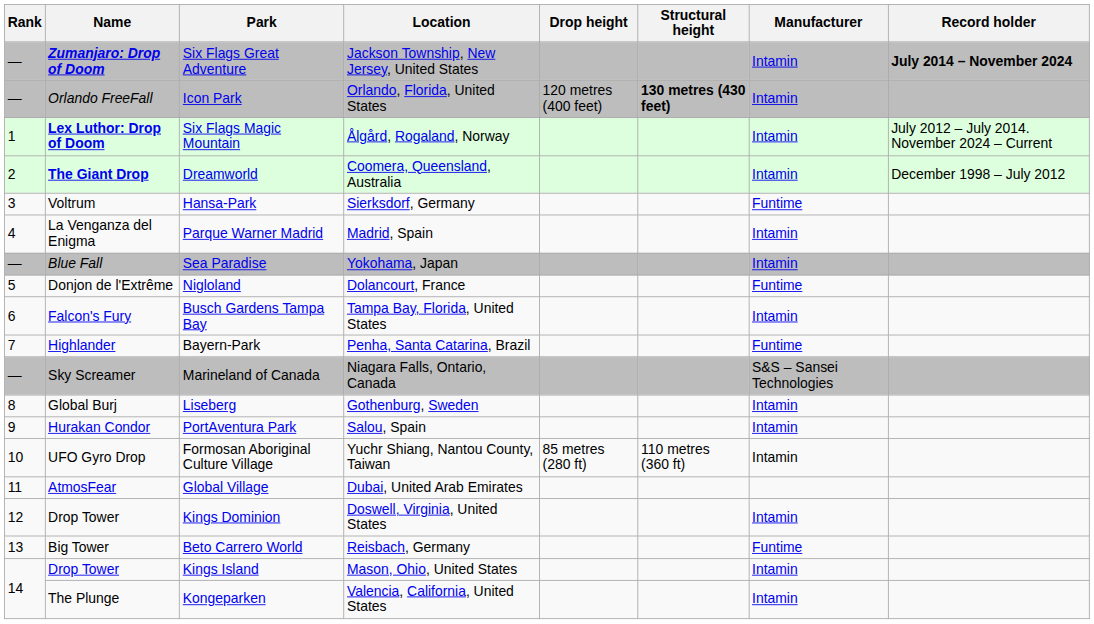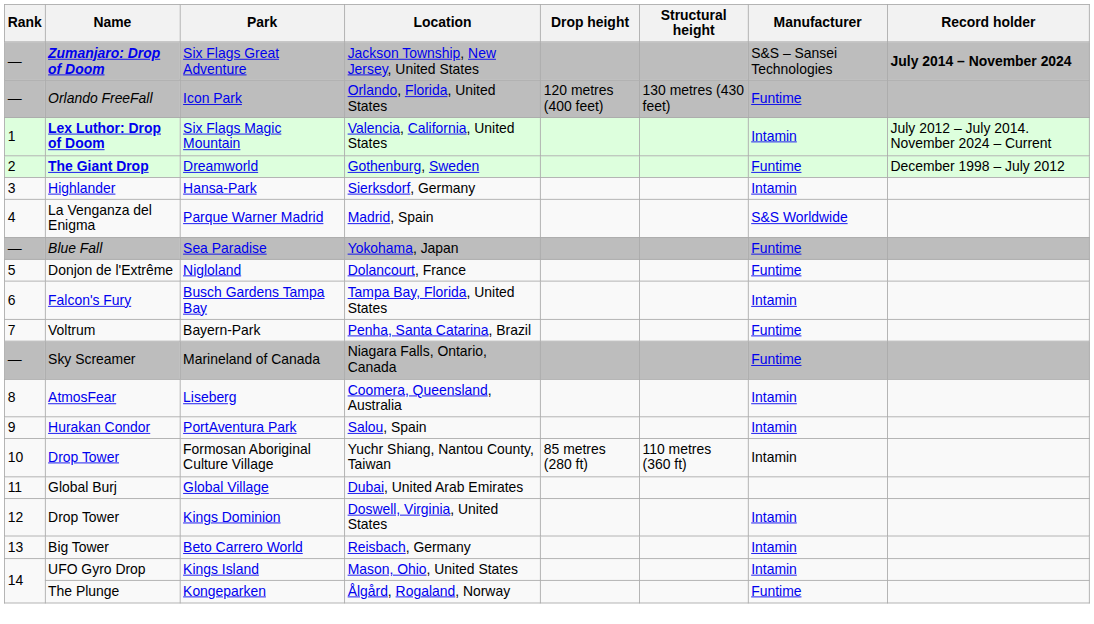(775, 61) Intamin -> (794, 61) S&S – Sansei Technologies
(693, 98) bold -> (693, 98) normal
(775, 98) Intamin -> (776, 98) Funtime
(428, 136) Ålgård, Rogaland, Norway -> (431, 136) Valencia, California, United States
(419, 174) Coomera, Queensland, Australia -> (413, 166) Gothenburg, Sweden
(775, 174) Intamin -> (776, 166) Funtime
(72, 204) Voltrum -> (82, 188) Highlander
(777, 204) Funtime -> (774, 188) Intamin
(775, 234) Intamin -> (799, 218) S&S Worldwide
(775, 264) Intamin -> (776, 248) Funtime
(82, 345) Highlander -> (72, 330) Voltrum
(795, 375) S&S – Sansei Technologies -> (776, 360) Funtime
(83, 405) Global Burj -> (82, 397) AtmosFear
(413, 405) Gothenburg, Sweden -> (420, 397) Coomera, Queensland, Australia
(97, 457) UFO Gyro Drop -> (84, 457) Drop Tower
(82, 487) AtmosFear -> (83, 487) Global Burj
(777, 547) Funtime -> (774, 547) Intamin
(84, 569) Drop Tower -> (97, 569) UFO Gyro Drop
(430, 599) Valencia, California, United States -> (429, 591) Ålgård, Rogaland, Norway
(775, 599) Intamin -> (776, 591) Funtime
